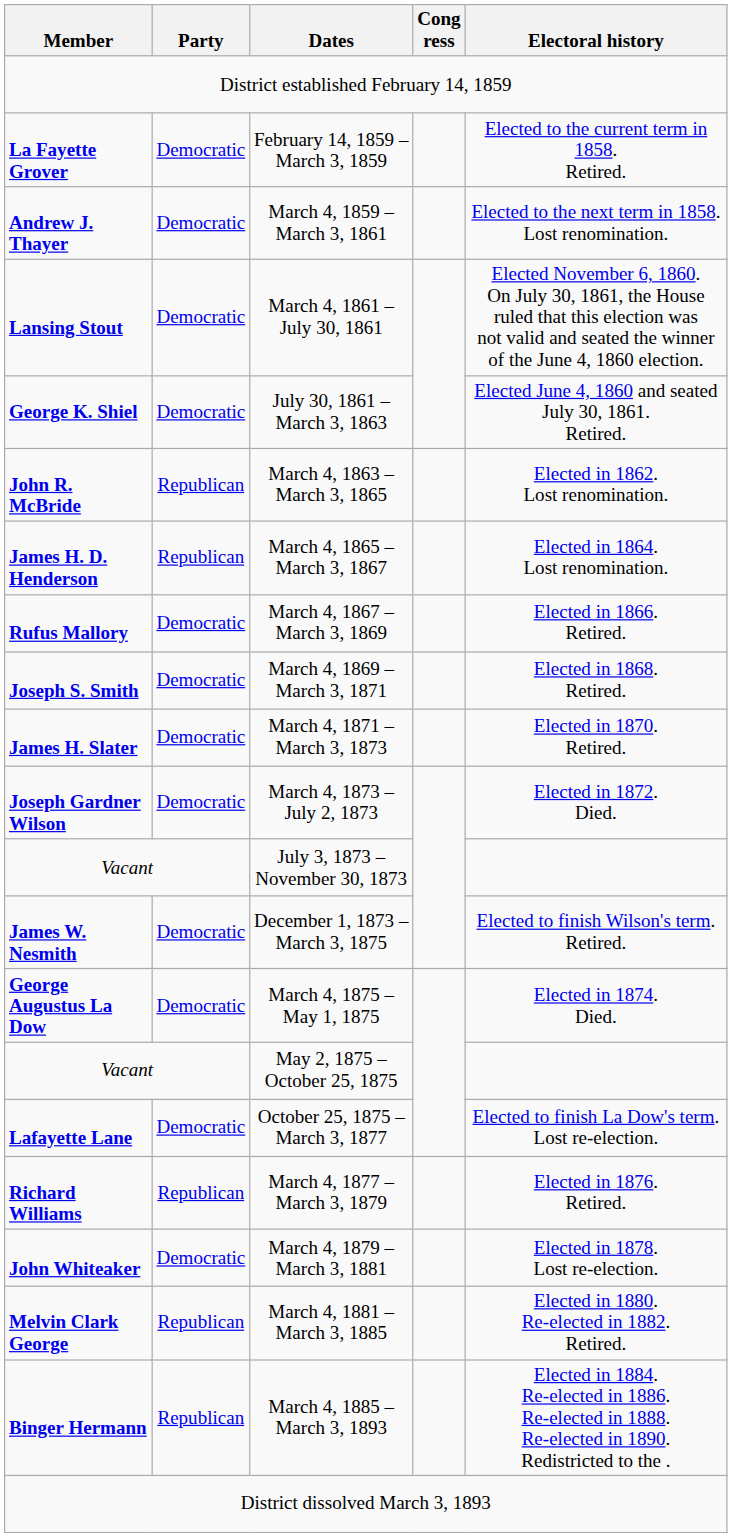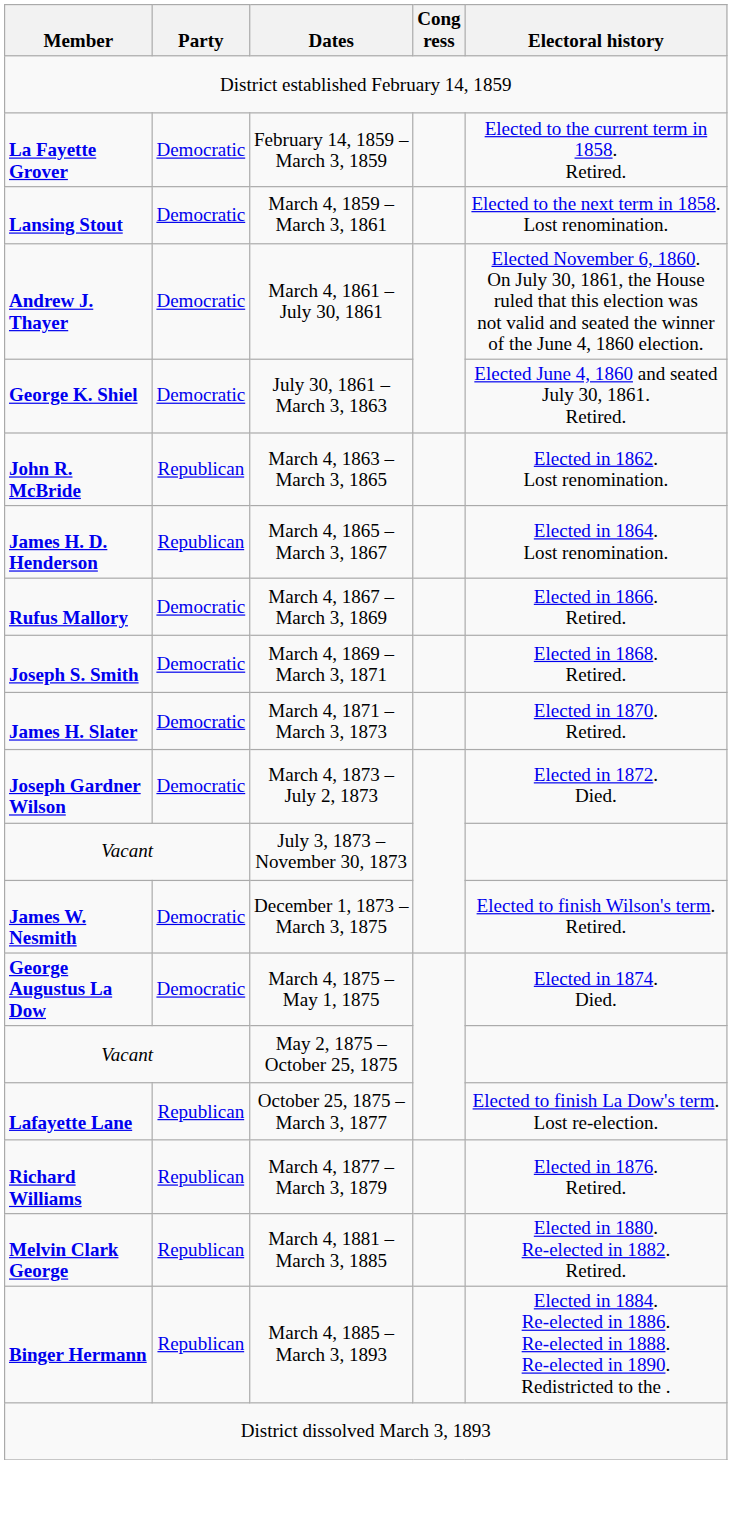(51, 233) Andrew J. Thayer -> (66, 225) Lansing Stout
(66, 327) Lansing Stout -> (51, 312) Andrew J. Thayer
(201, 1127) Democratic -> (201, 1111) Republican
- row: (331, 1257)
